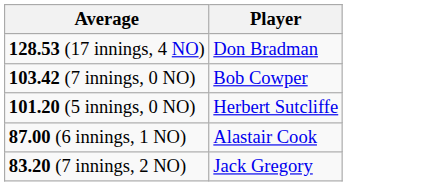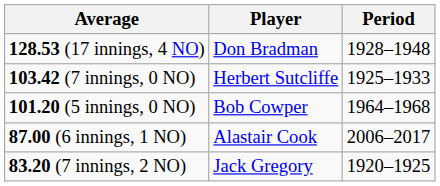+ column: (389, 19)
(260, 78) Bob Cowper -> (276, 78) Herbert Sutcliffe
(276, 107) Herbert Sutcliffe -> (260, 107) Bob Cowper
